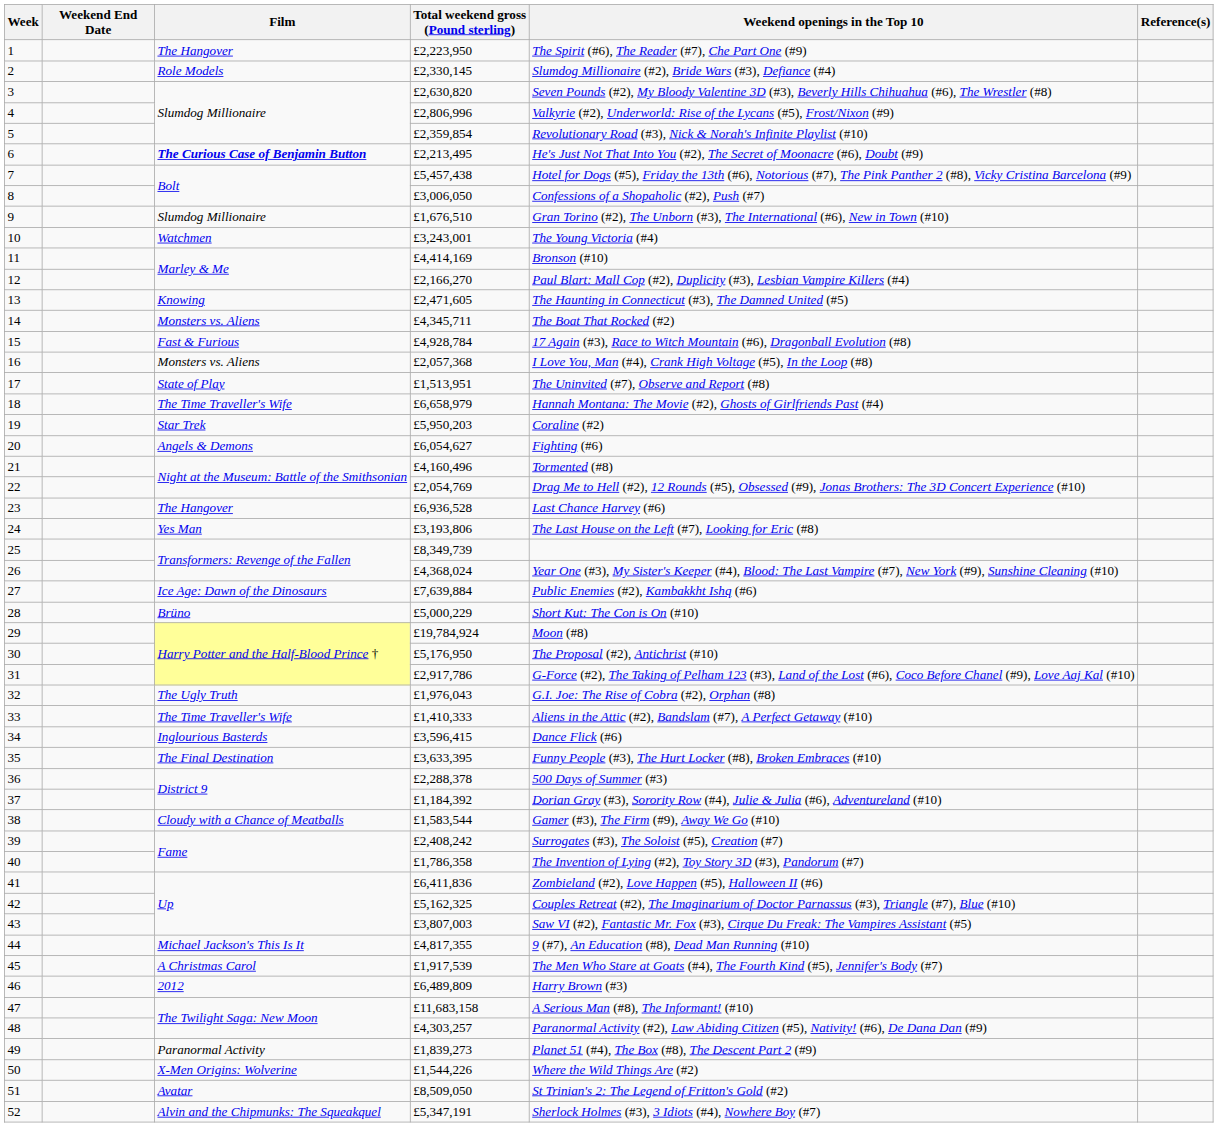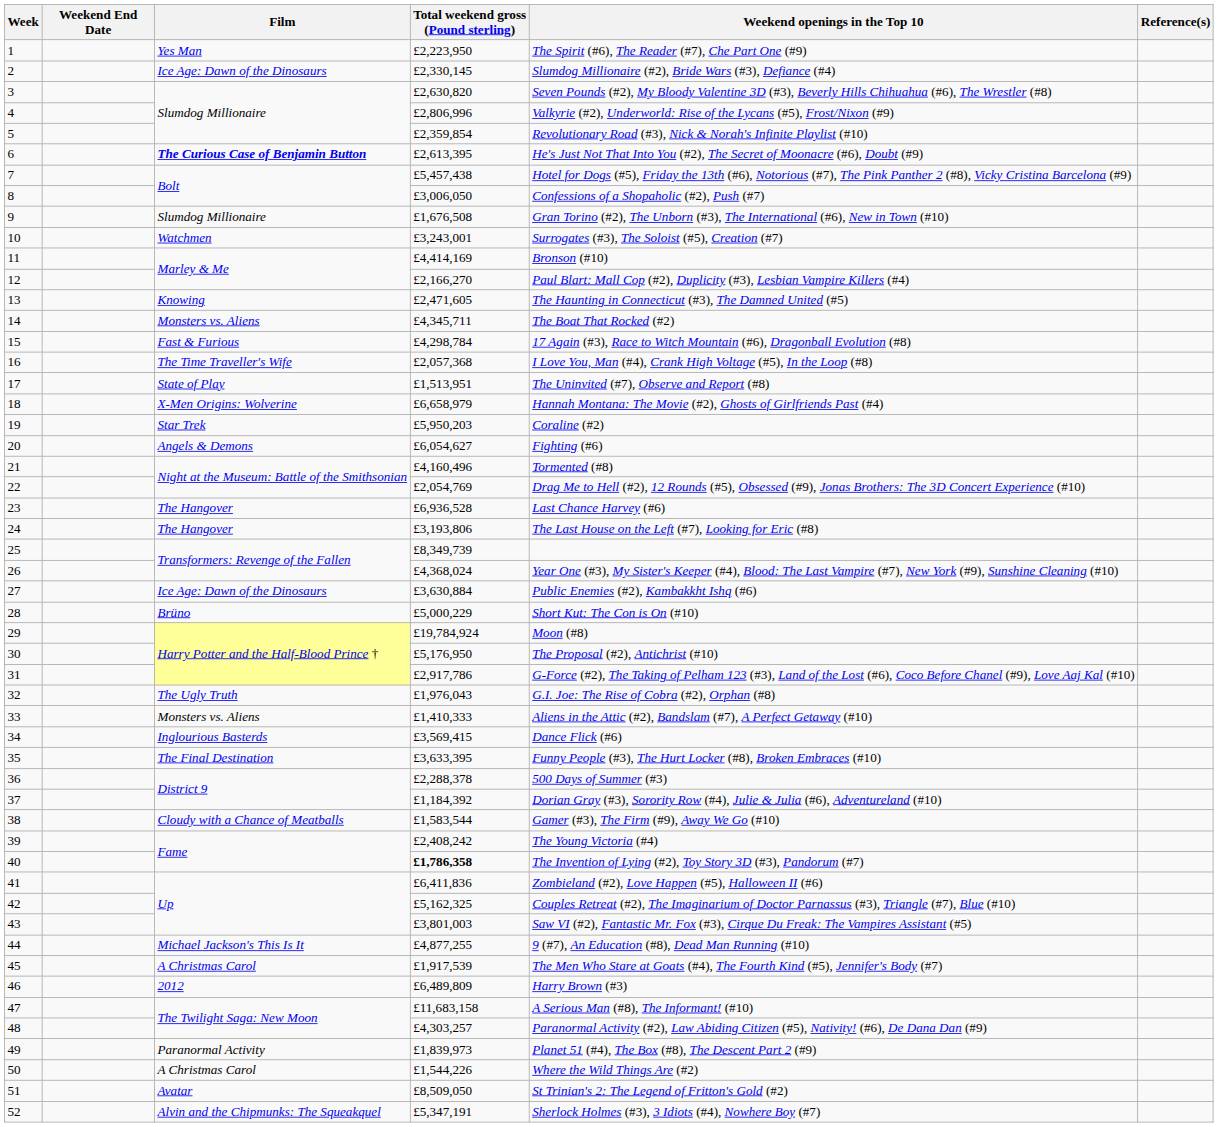(195, 50) The Hangover -> (180, 50) Yes Man
(190, 71) Role Models -> (242, 71) Ice Age: Dawn of the Dinosaurs
(443, 154) £2,213,495 -> (443, 154) £2,613,395
(443, 216) £1,676,510 -> (443, 216) £1,676,508
(595, 237) The Young Victoria (#4) -> (657, 237) Surrogates (#3), The Soloist (#5), Creation (#7)
(443, 341) £4,928,784 -> (443, 341) £4,298,784
(209, 362) Monsters vs. Aliens -> (225, 362) The Time Traveller's Wife
(225, 404) The Time Traveller's Wife -> (227, 404) X-Men Origins: Wolverine
(180, 529) Yes Man -> (195, 529) The Hangover
(443, 591) £7,639,884 -> (443, 591) £3,630,884
(225, 716) The Time Traveller's Wife -> (209, 716) Monsters vs. Aliens
(443, 737) £3,596,415 -> (443, 737) £3,569,415
(657, 841) Surrogates (#3), The Soloist (#5), Creation (#7) -> (595, 841) The Young Victoria (#4)
(443, 861) normal -> (443, 861) bold
(443, 924) £3,807,003 -> (443, 924) £3,801,003
(443, 945) £4,817,355 -> (443, 945) £4,877,255
(443, 1049) £1,839,273 -> (443, 1049) £1,839,973
(227, 1070) X-Men Origins: Wolverine -> (207, 1070) A Christmas Carol
